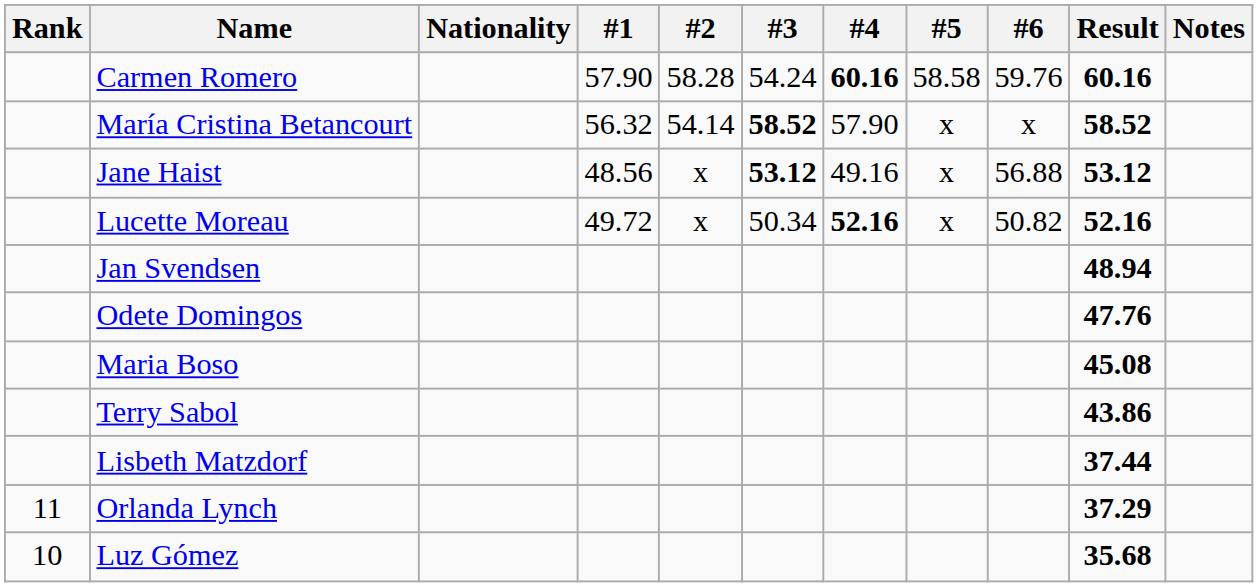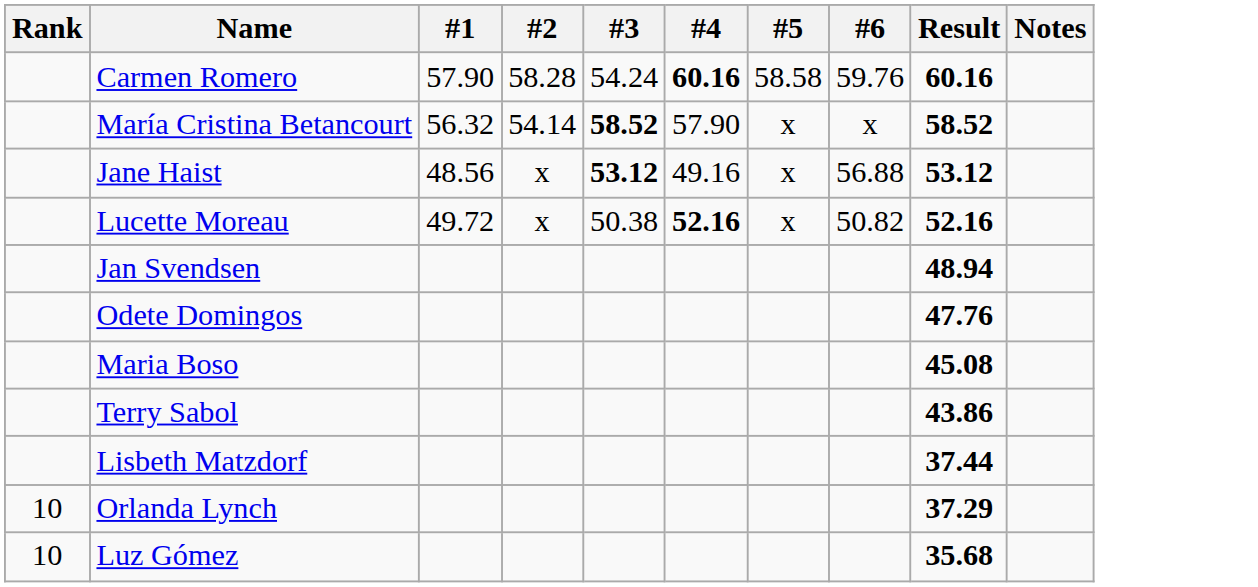- column: (498, 28)
(783, 220) 50.34 -> (624, 220) 50.38
(47, 508) 11 -> (47, 508) 10
